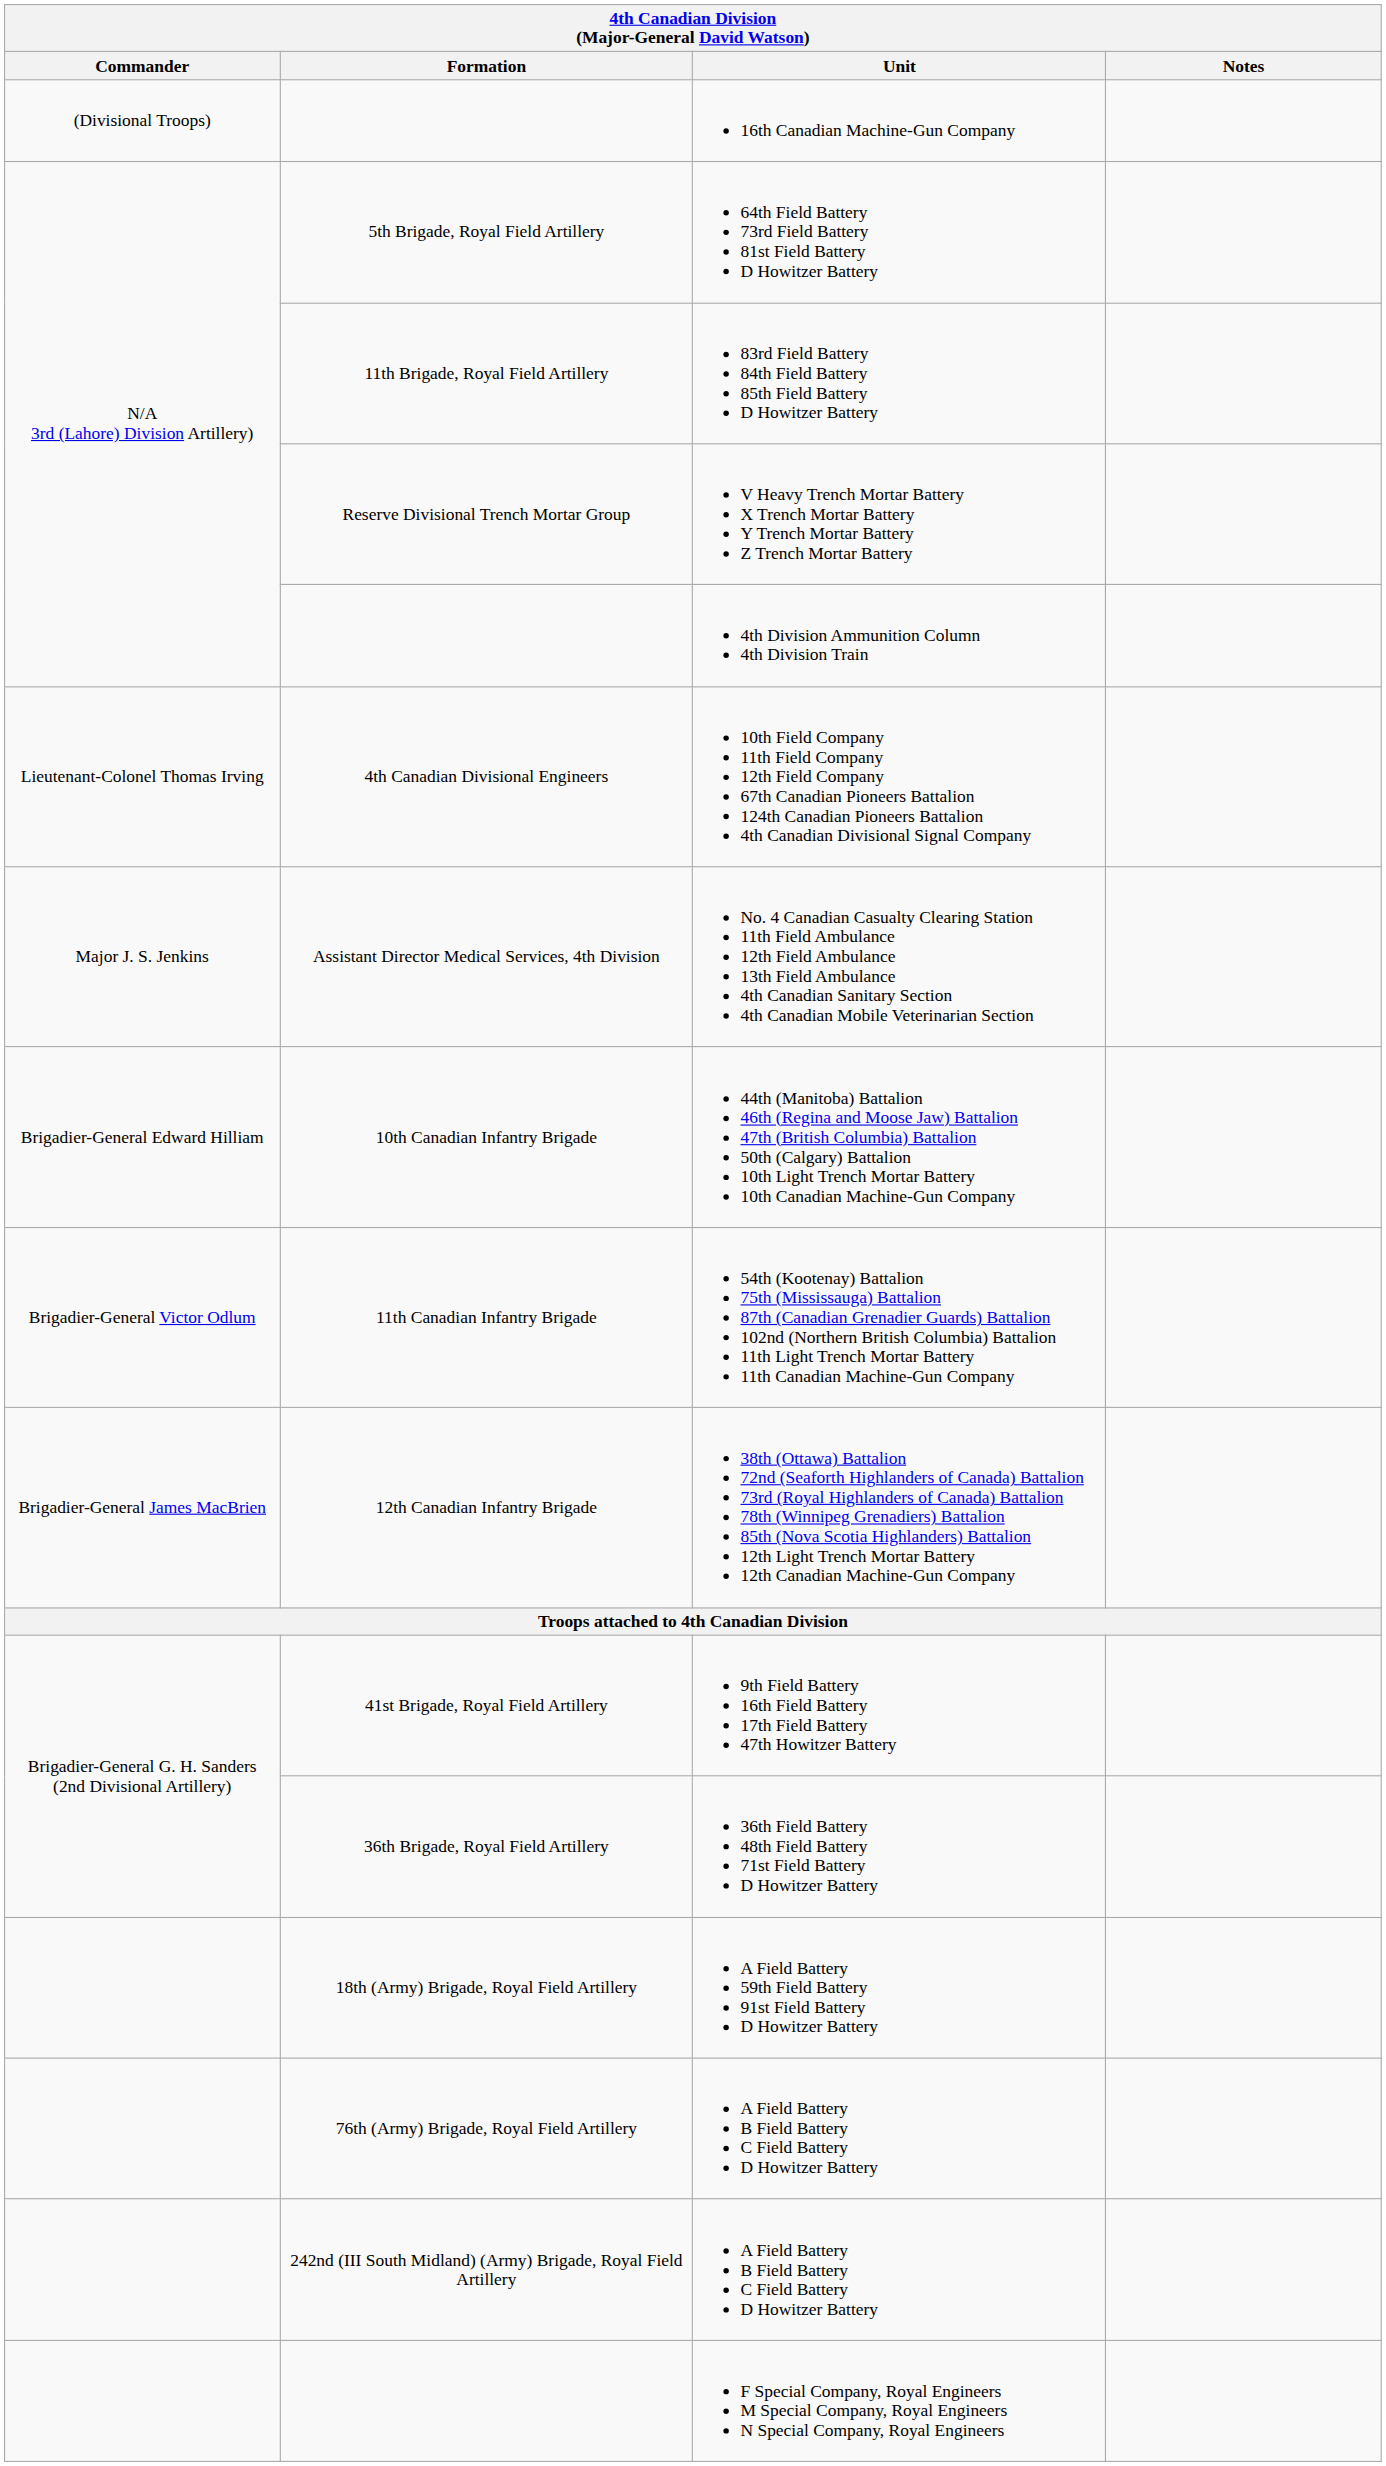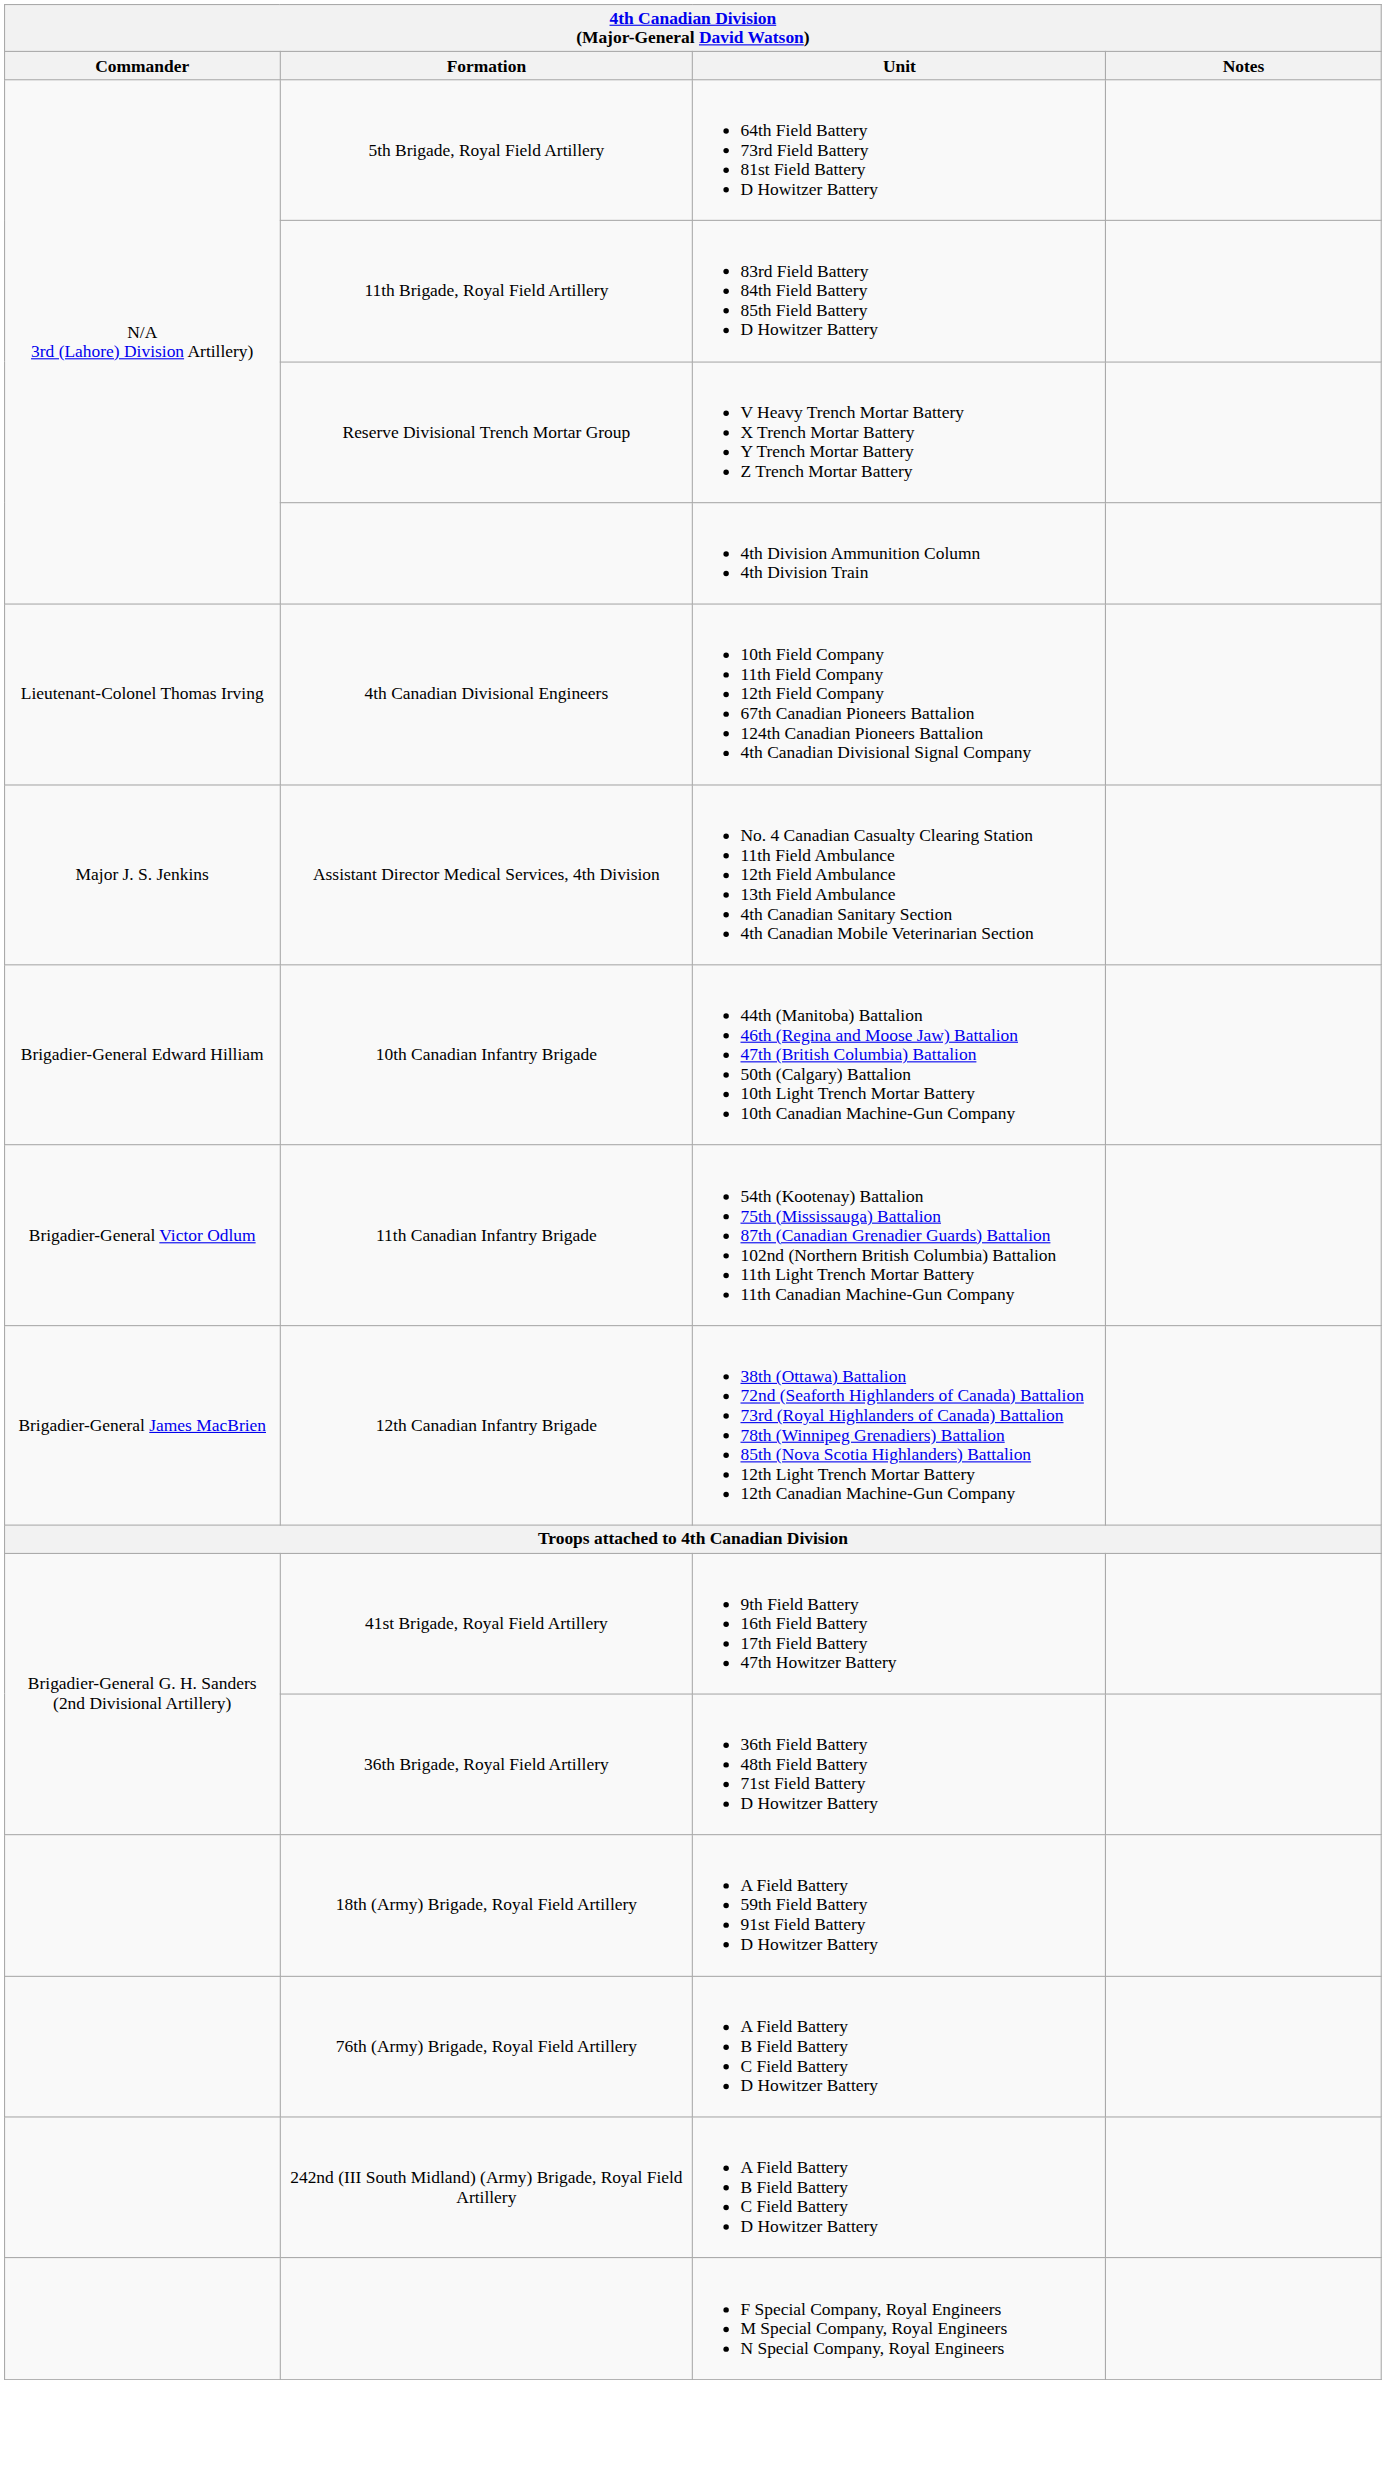- row: (486, 121)
